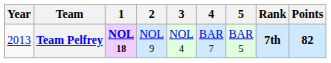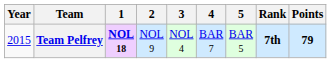(19, 41) 2013 -> (19, 41) 2015
(307, 41) 82 -> (307, 41) 79
